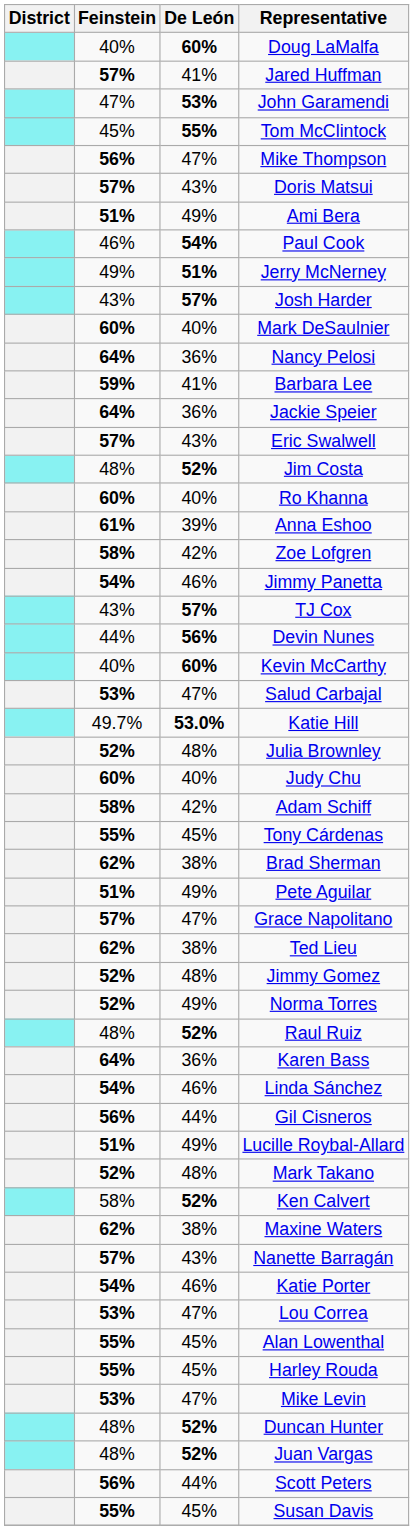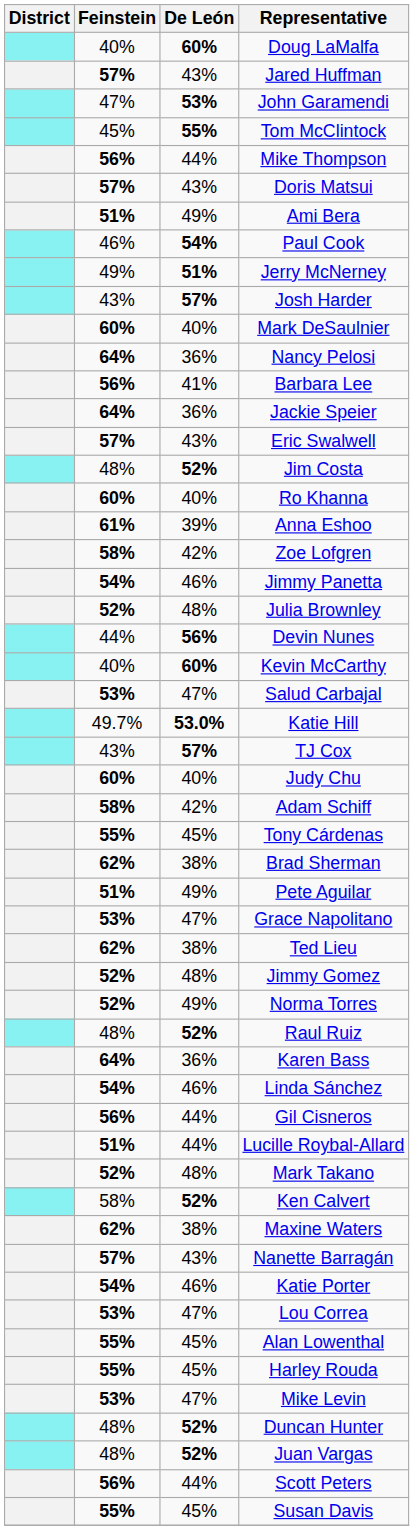(199, 74) 41% -> (199, 74) 43%
(199, 159) 47% -> (199, 159) 44%
(117, 384) 59% -> (117, 384) 56%
rows swapped: (323, 610) <-> (323, 750)
(117, 919) 57% -> (117, 919) 53%
(199, 1145) 49% -> (199, 1145) 44%
